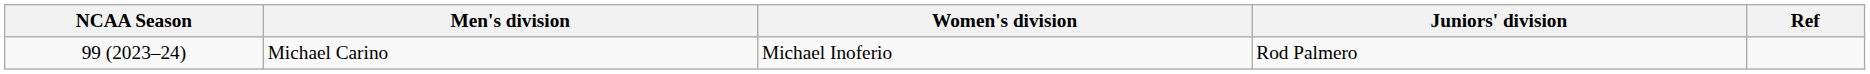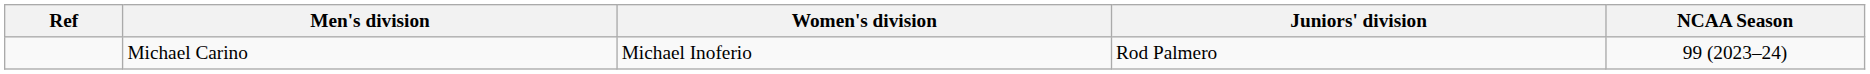columns swapped: (134, 20) <-> (1805, 20)
